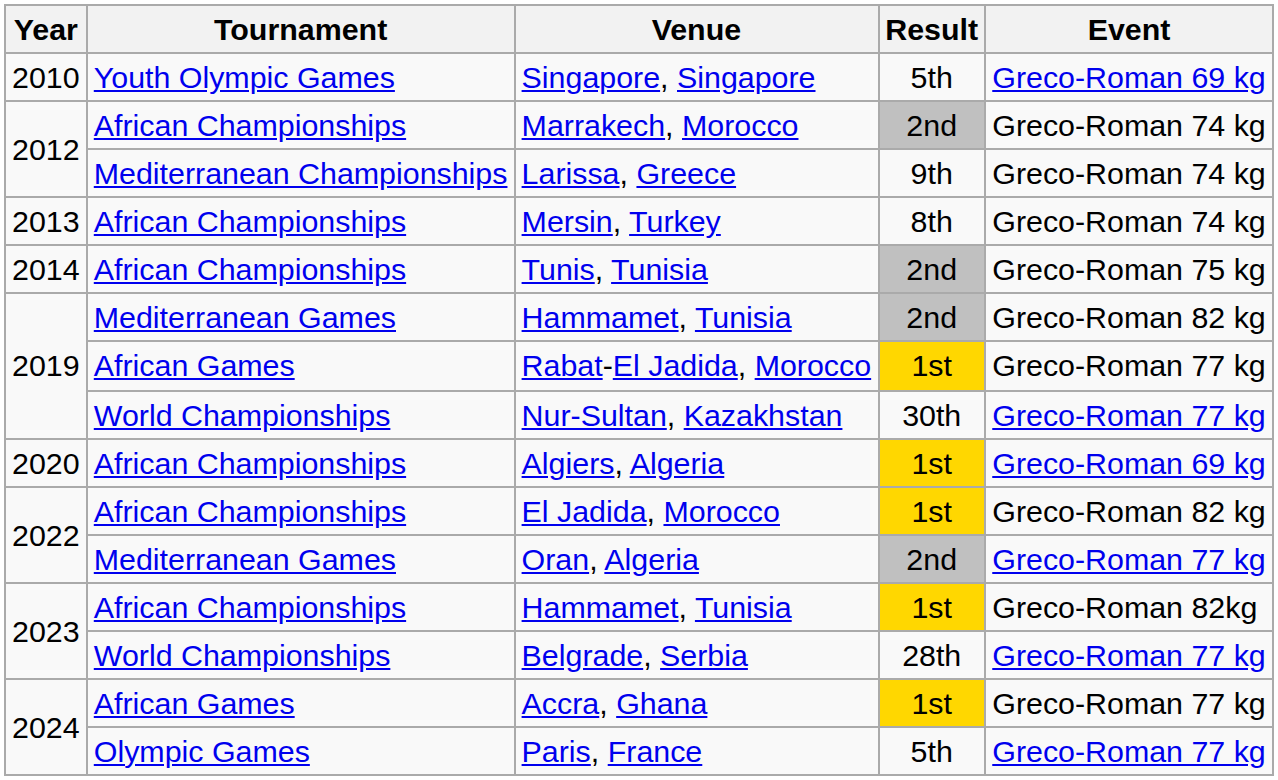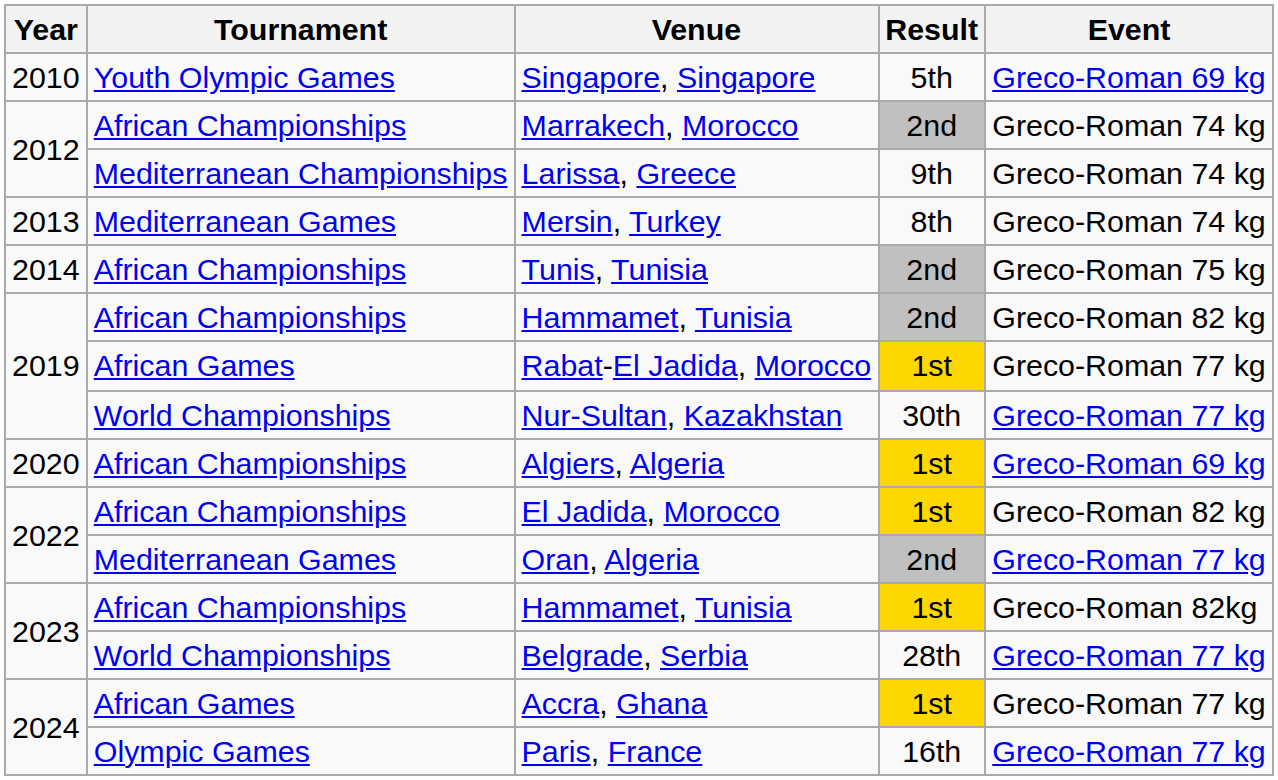(250, 222) African Championships -> (245, 222) Mediterranean Games
(245, 318) Mediterranean Games -> (250, 318) African Championships
(932, 751) 5th -> (932, 751) 16th
